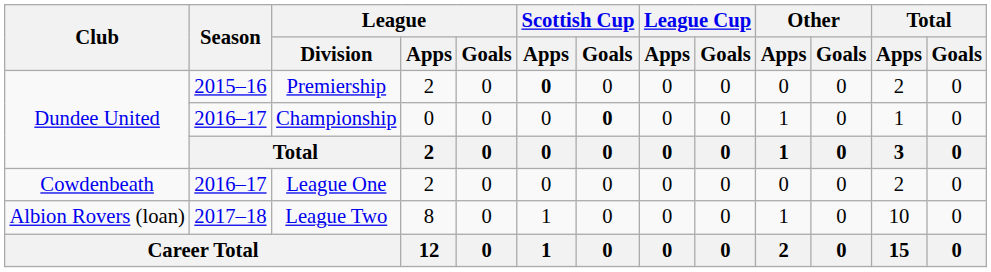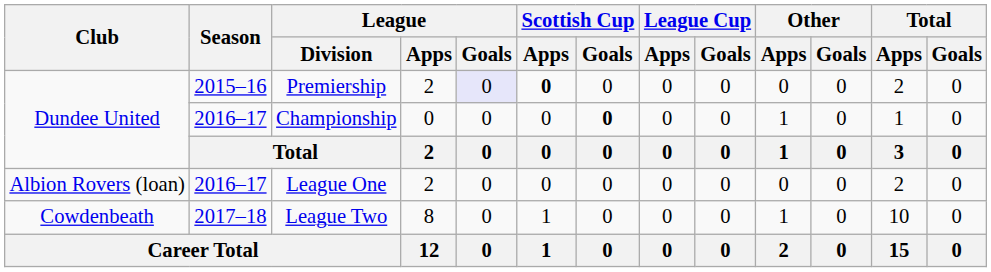(487, 86) no background -> (487, 86) lavender background
(97, 184) Cowdenbeath -> (97, 184) Albion Rovers (loan)
(97, 217) Albion Rovers (loan) -> (97, 217) Cowdenbeath
